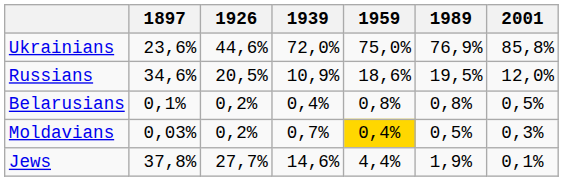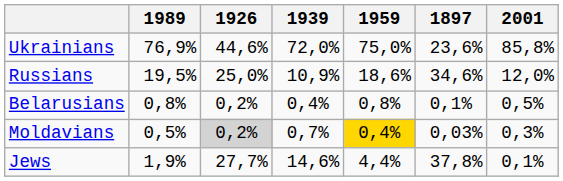columns swapped: (165, 19) <-> (451, 19)
(236, 76) 20,5% -> (236, 76) 25,0%
(231, 133) no background -> (231, 133) lightgrey background
